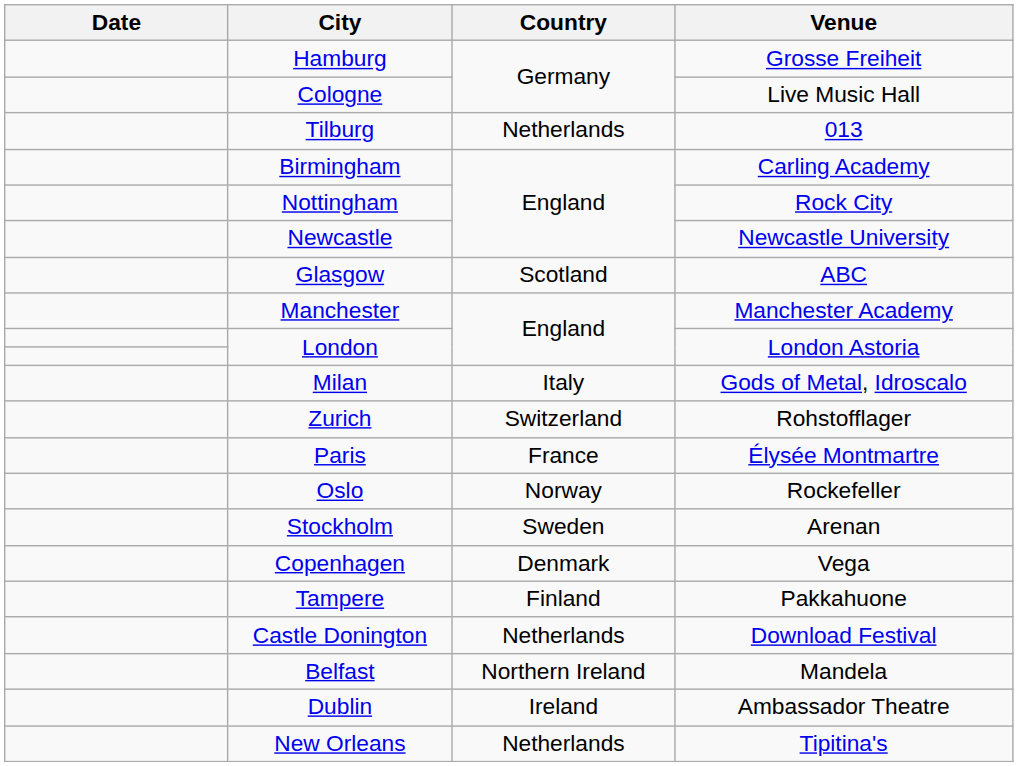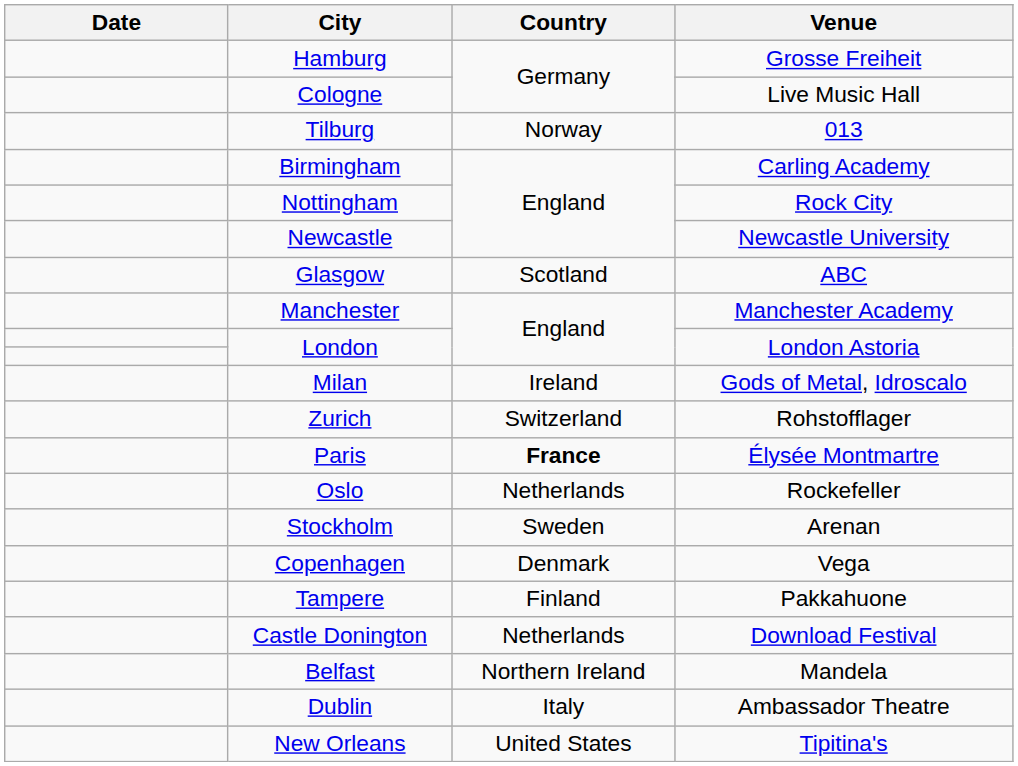(563, 130) Netherlands -> (563, 130) Norway
(563, 382) Italy -> (563, 382) Ireland
(563, 454) normal -> (563, 454) bold
(563, 490) Norway -> (563, 490) Netherlands
(563, 707) Ireland -> (563, 707) Italy
(563, 743) Netherlands -> (563, 743) United States
